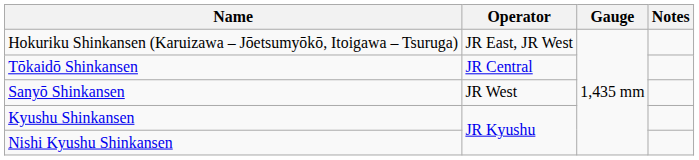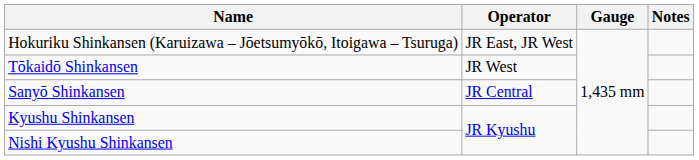(499, 67) JR Central -> (491, 67) JR West
(491, 92) JR West -> (499, 92) JR Central
